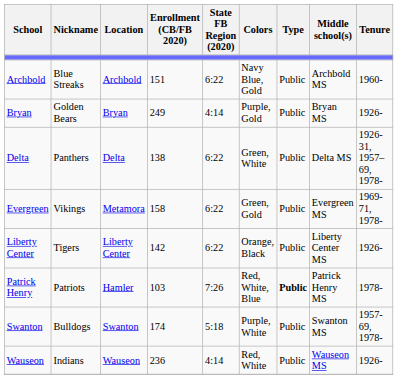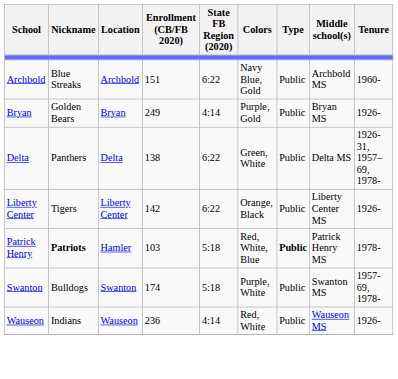- row: (28, 209)
(69, 287) normal -> (68, 248) bold
(214, 287) 7:26 -> (211, 248) 5:18
